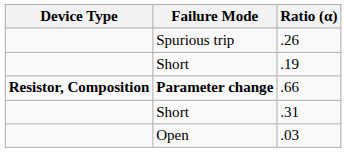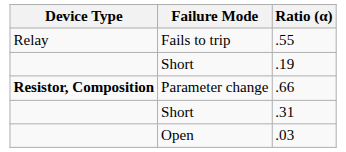+ row: (285, 40)
- row: (290, 40)
(215, 87) bold -> (215, 87) normal
